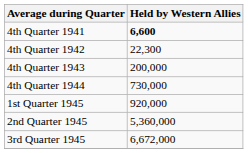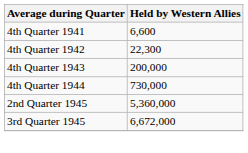(143, 31) bold -> (143, 31) normal
- row: (45, 103)
